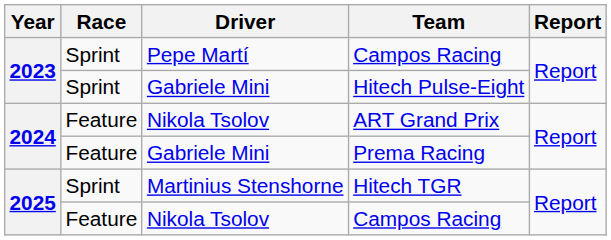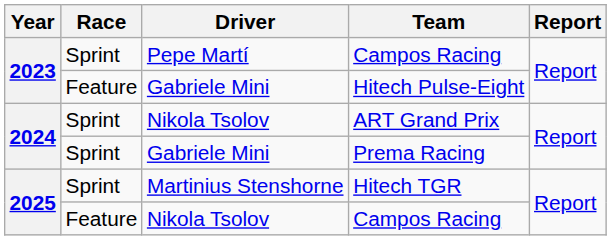(93, 87) Sprint -> (101, 87) Feature
(101, 120) Feature -> (93, 120) Sprint
(101, 153) Feature -> (93, 153) Sprint
